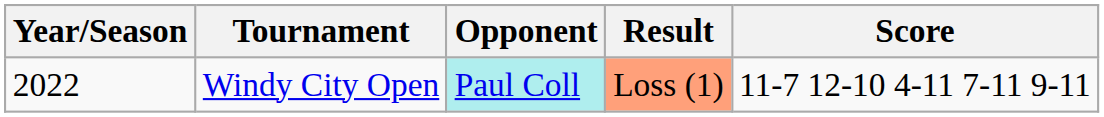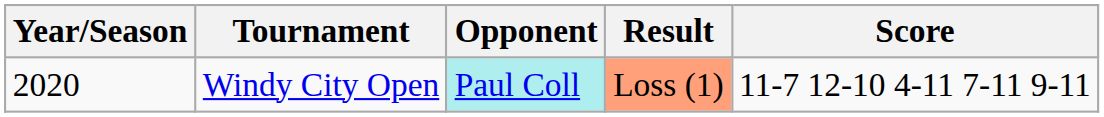(46, 84) 2022 -> (46, 84) 2020
